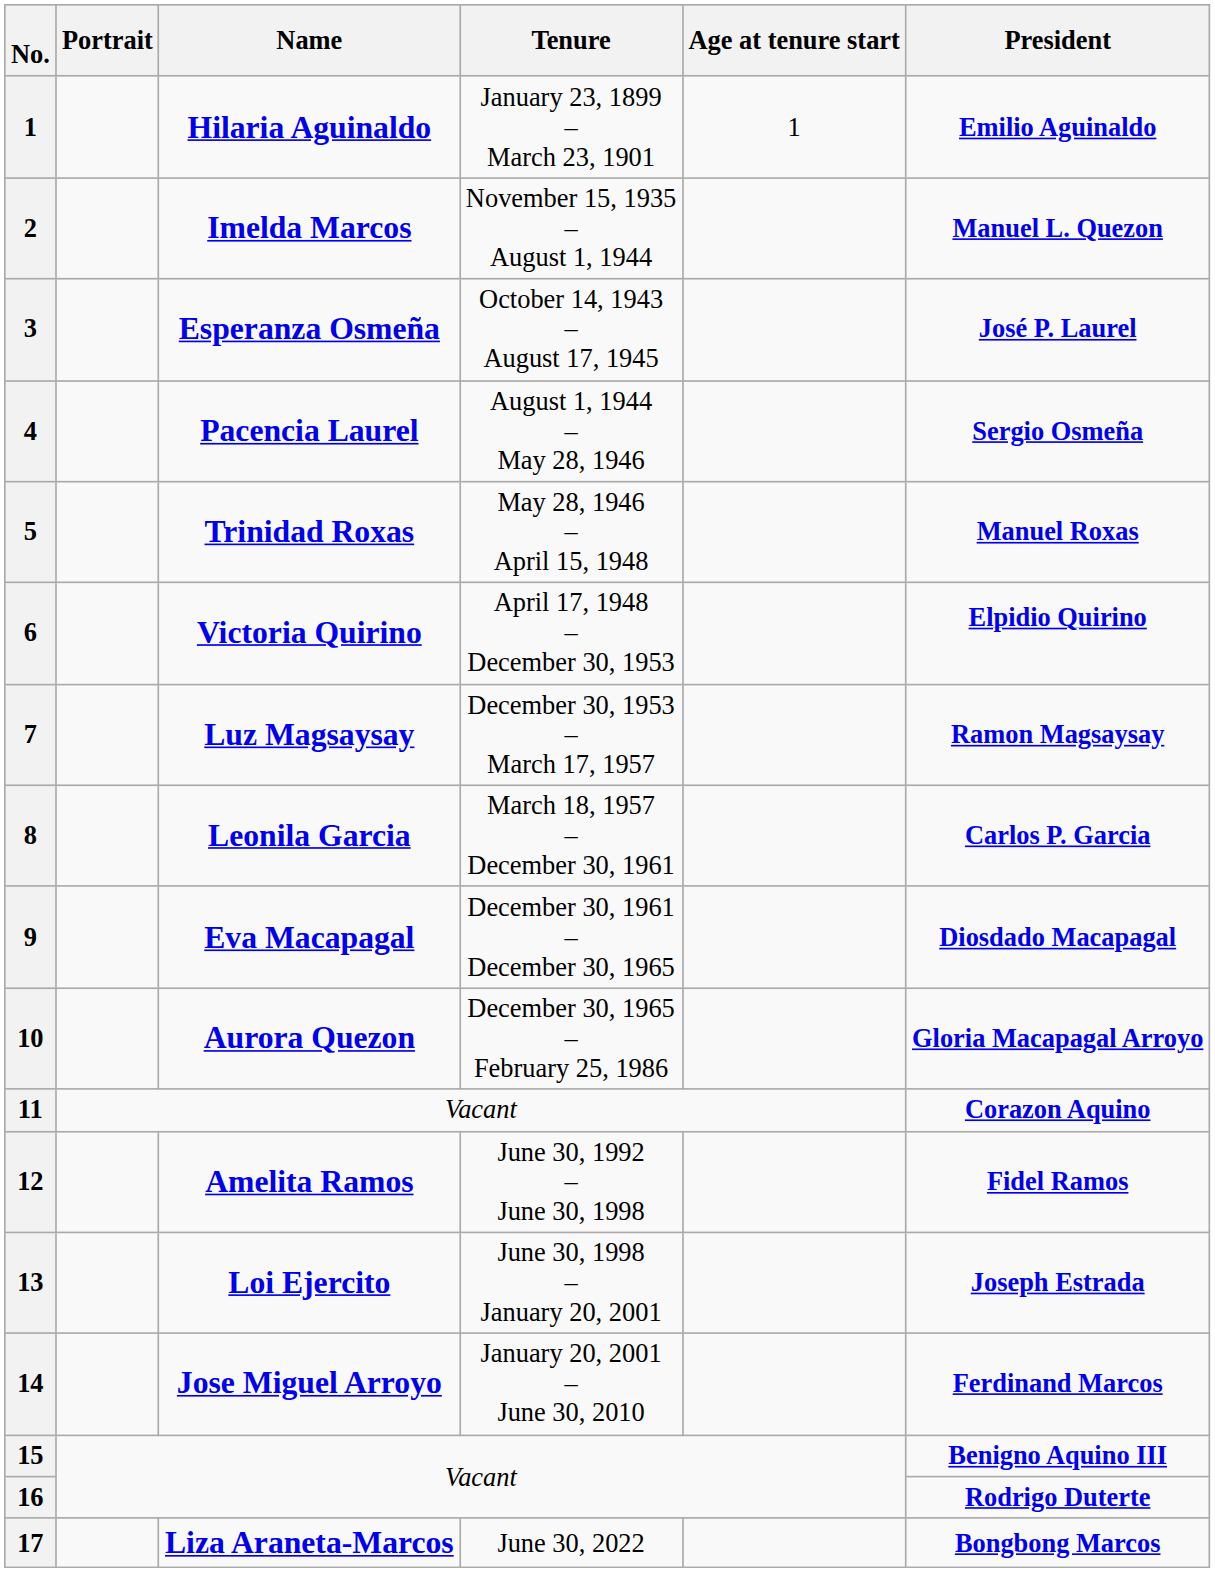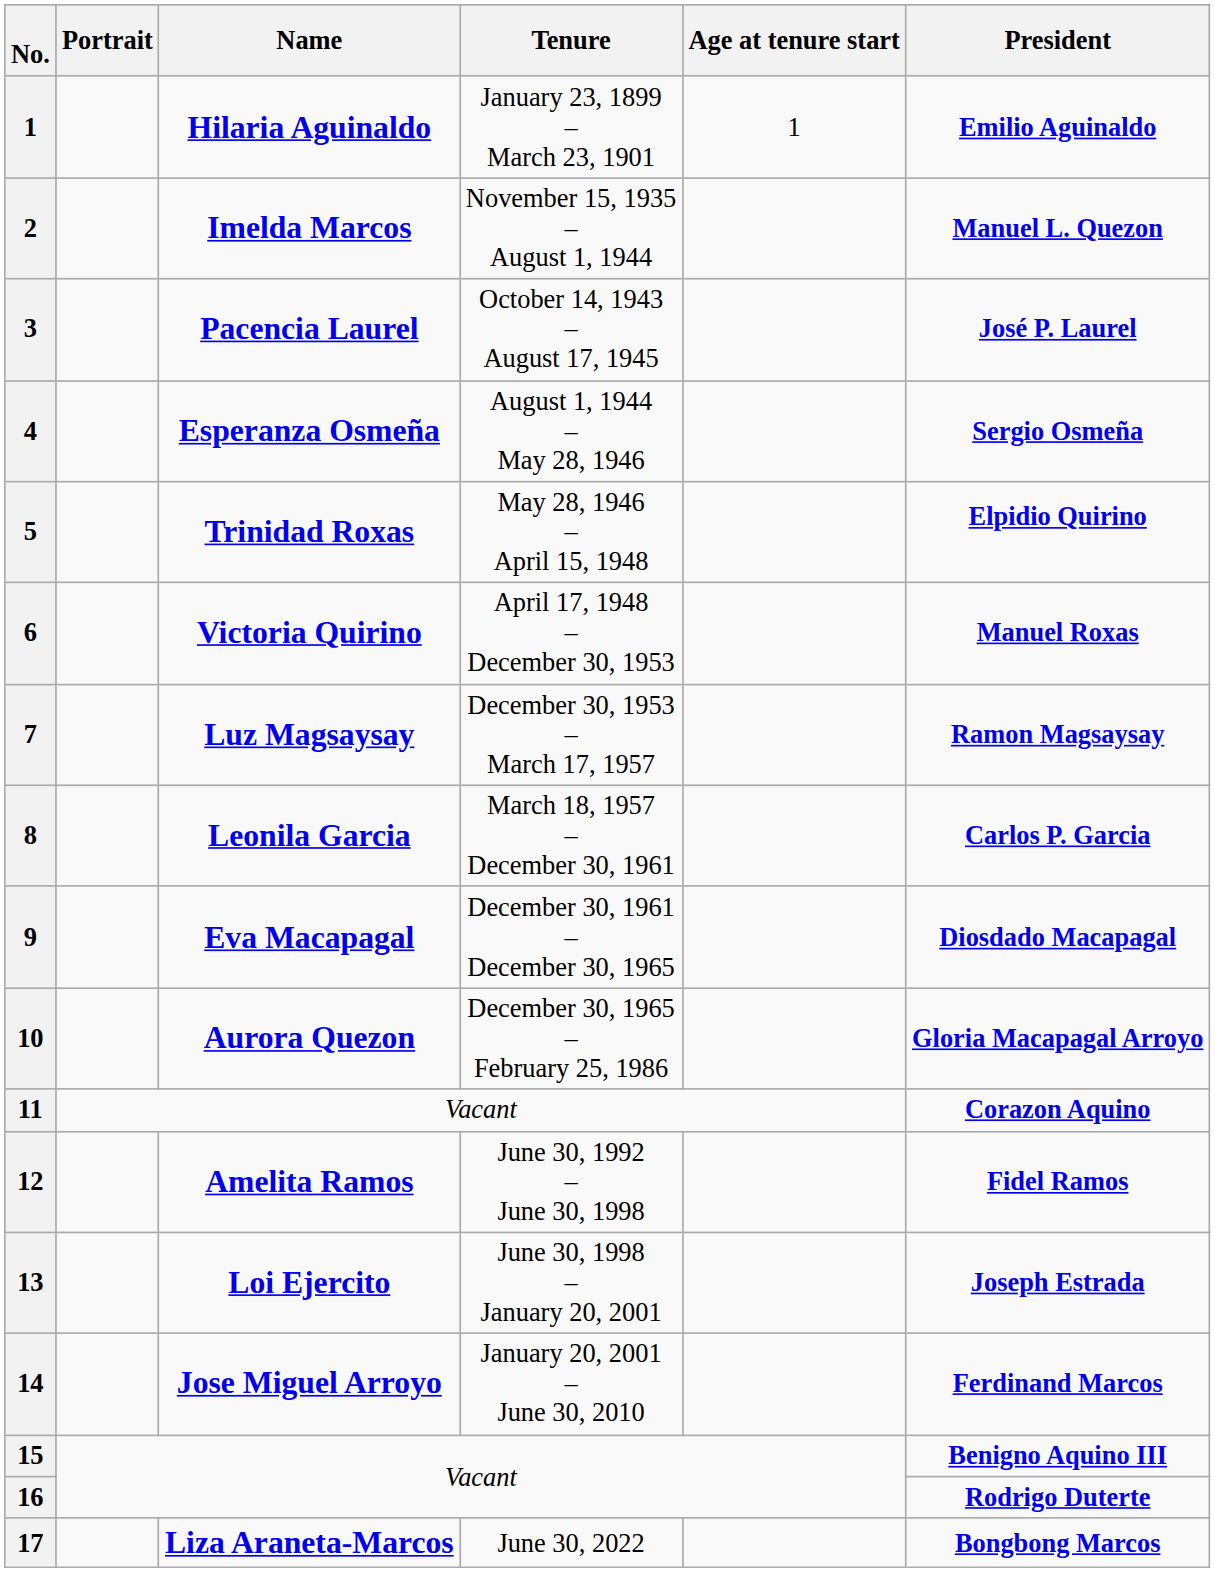(309, 329) Esperanza Osmeña -> (309, 329) Pacencia Laurel
(309, 430) Pacencia Laurel -> (309, 430) Esperanza Osmeña
(1058, 531) Manuel Roxas -> (1058, 516) Elpidio Quirino
(1058, 618) Elpidio Quirino -> (1058, 633) Manuel Roxas
